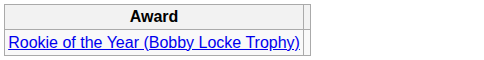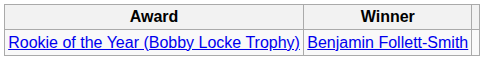+ column: (388, 17)
